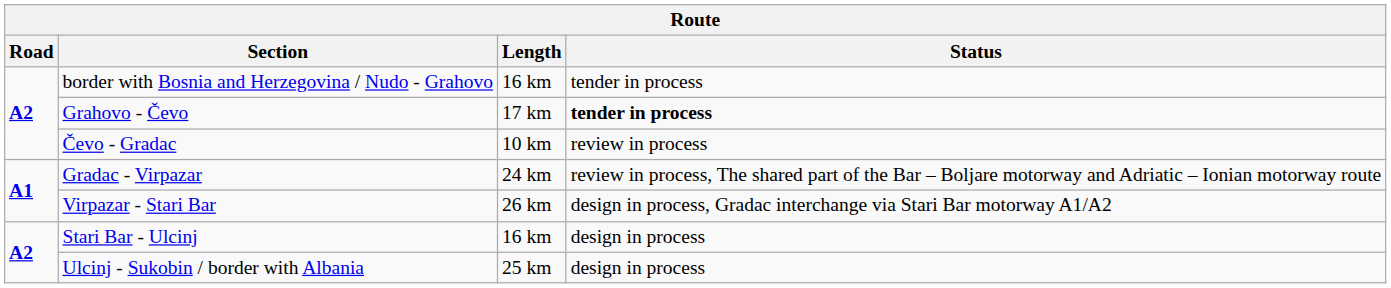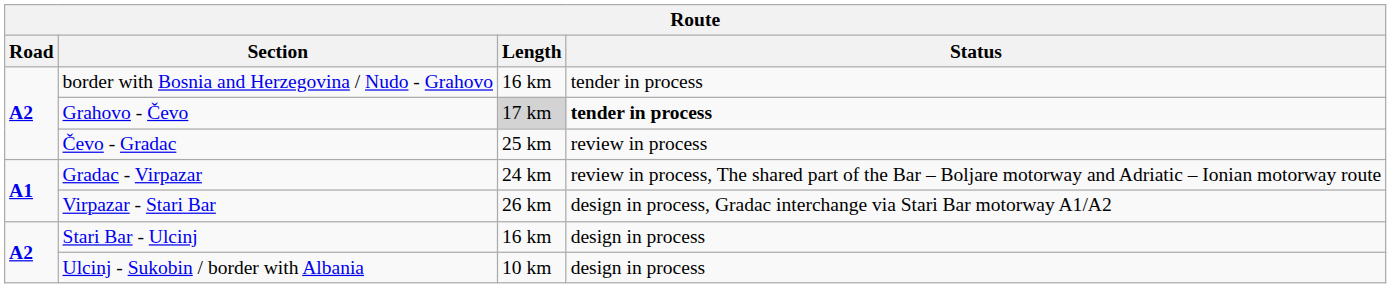(527, 112) no background -> (527, 112) lightgrey background
(527, 143) 10 km -> (527, 143) 25 km
(527, 267) 25 km -> (527, 267) 10 km
